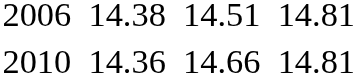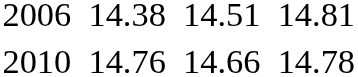(127, 61) 14.36 -> (127, 61) 14.76
(316, 61) 14.81 -> (316, 61) 14.78
